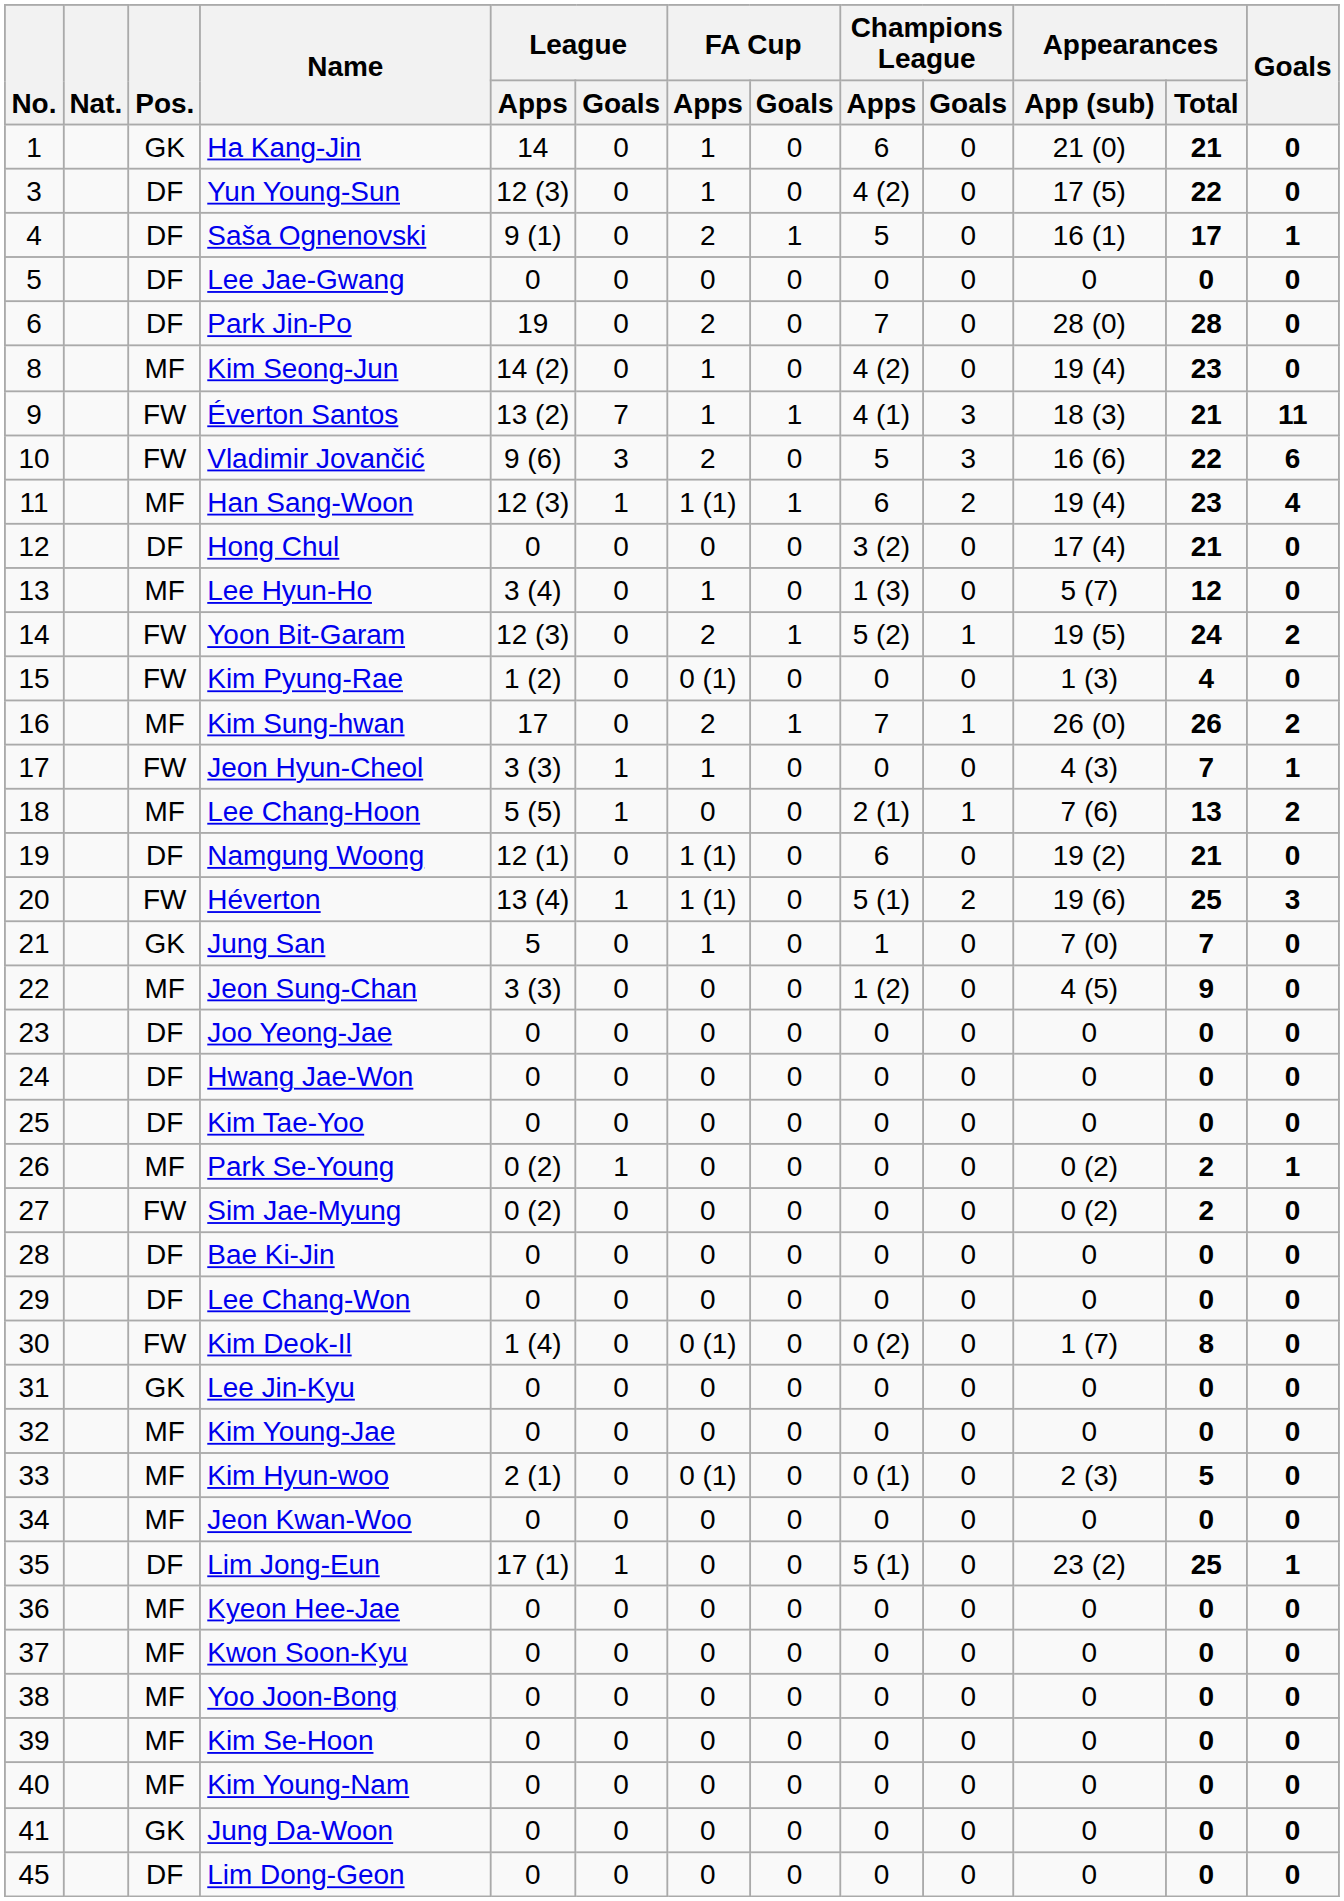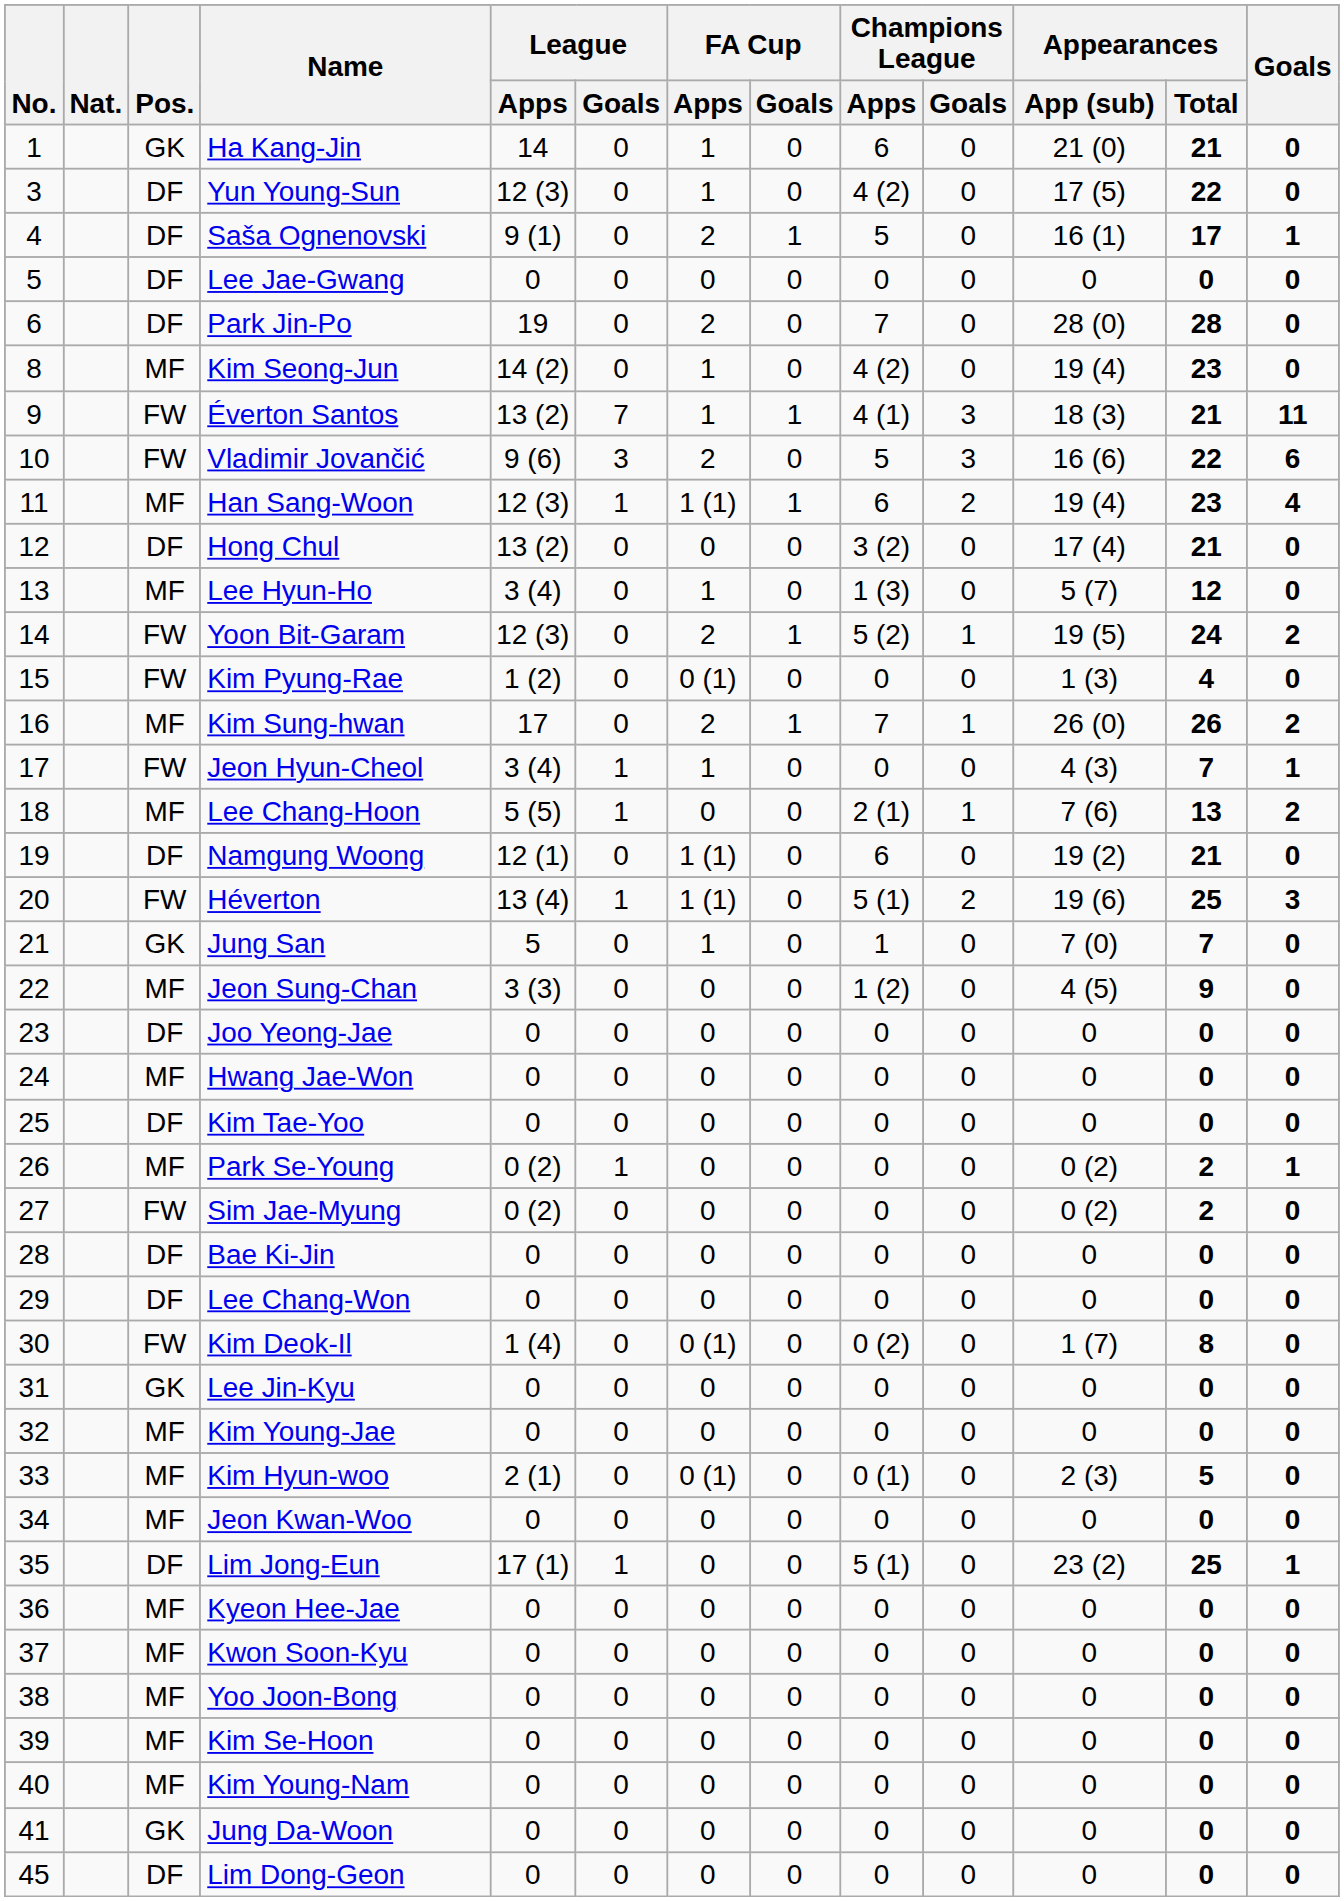(533, 546) 0 -> (533, 546) 13 (2)
(533, 767) 3 (3) -> (533, 767) 3 (4)
(165, 1077) DF -> (165, 1077) MF
